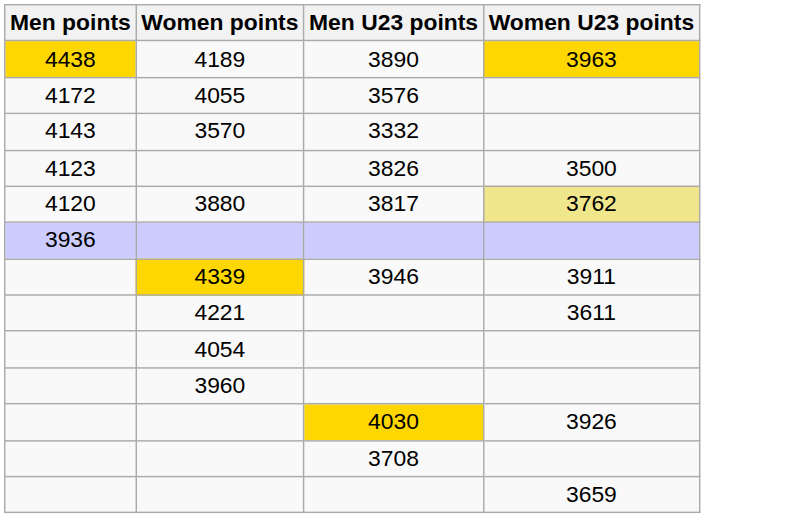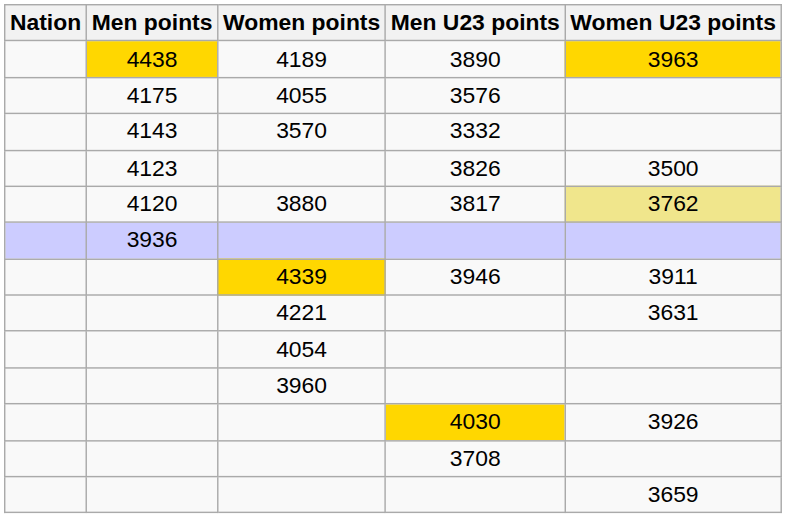+ column: (46, 22)
(70, 95) 4172 -> (152, 95) 4175
(591, 312) 3611 -> (673, 312) 3631
